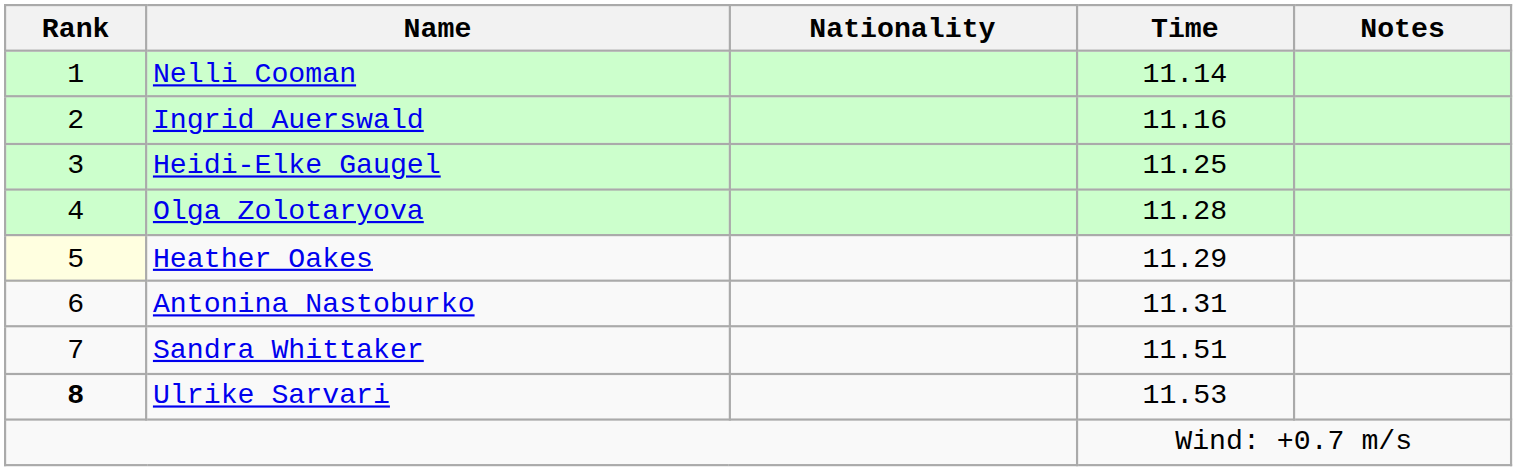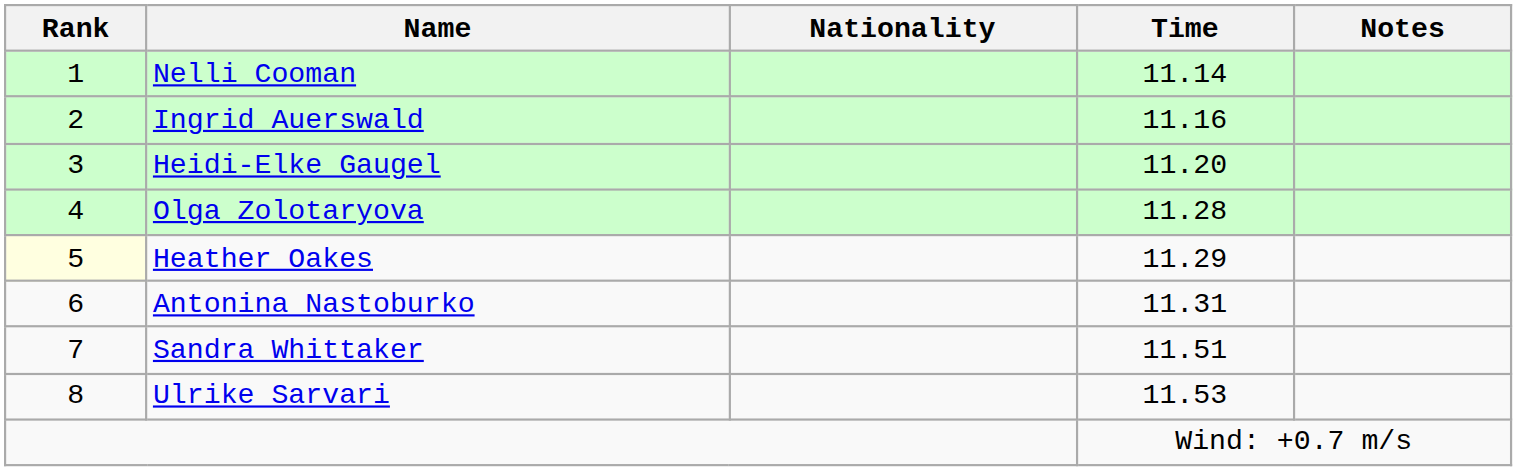(1185, 166) 11.25 -> (1185, 166) 11.20
(76, 396) bold -> (76, 396) normal
